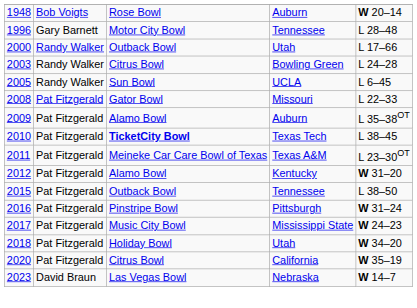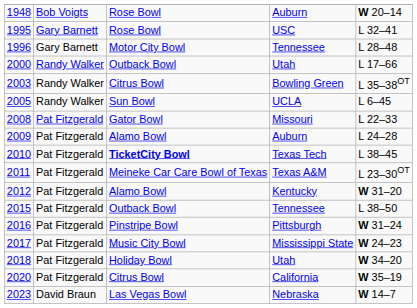+ row: (19, 30)
(378, 64) L 24–28 -> (384, 83) L 35–38OT
(384, 118) L 35–38OT -> (378, 136) L 24–28
